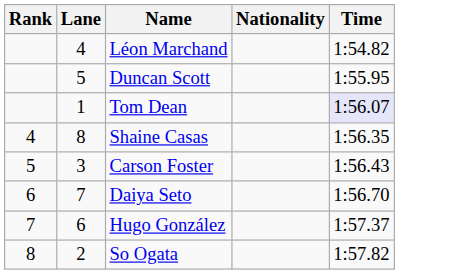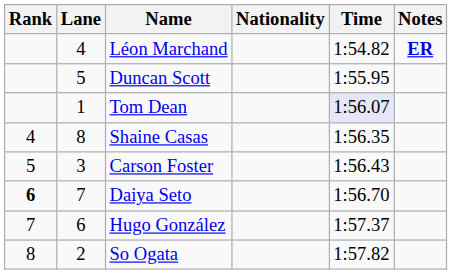+ column: (420, 19)
(31, 195) normal -> (31, 195) bold
